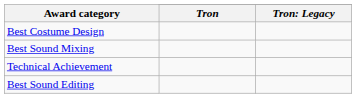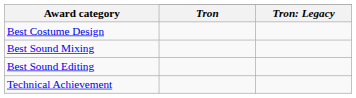rows swapped: (50, 84) <-> (60, 66)
